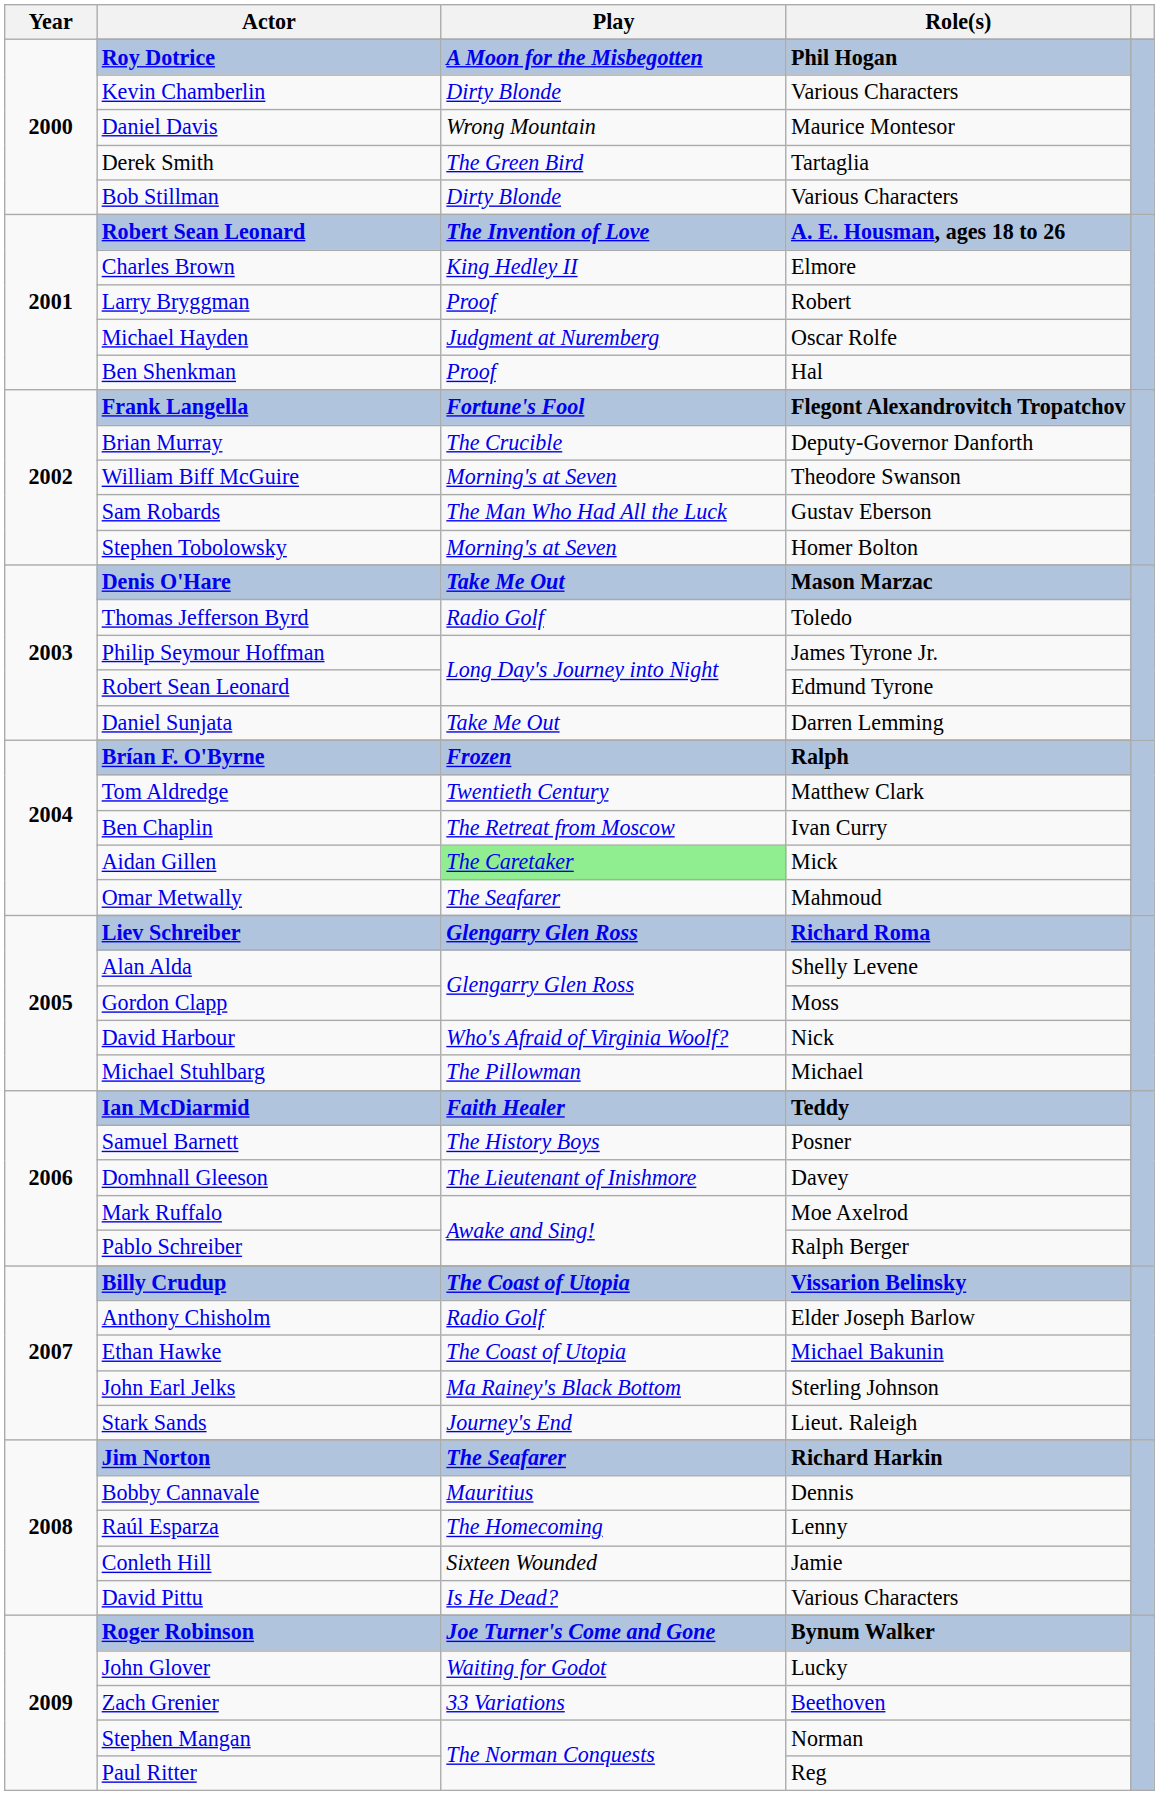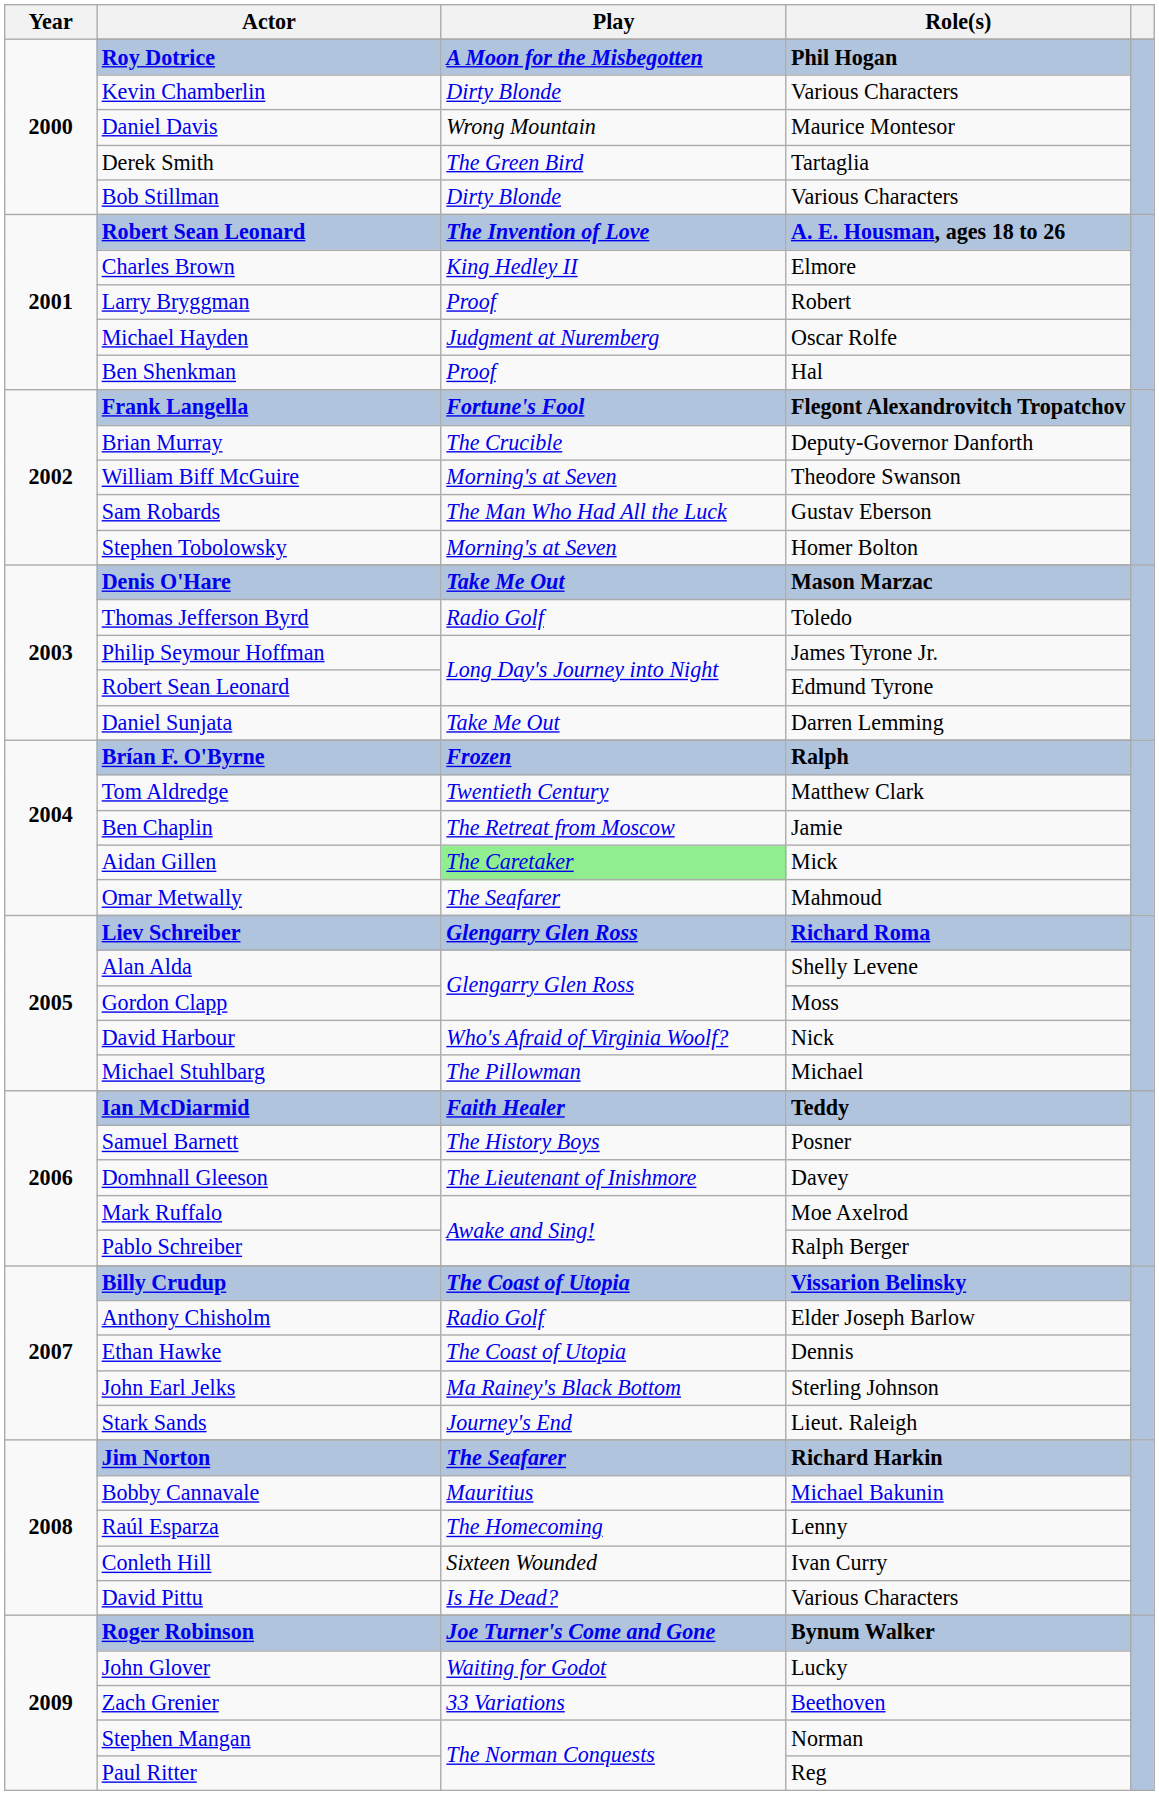(839, 827) Ivan Curry -> (817, 827) Jamie
(867, 1352) Michael Bakunin -> (822, 1352) Dennis
(822, 1492) Dennis -> (867, 1492) Michael Bakunin
(817, 1562) Jamie -> (839, 1562) Ivan Curry
